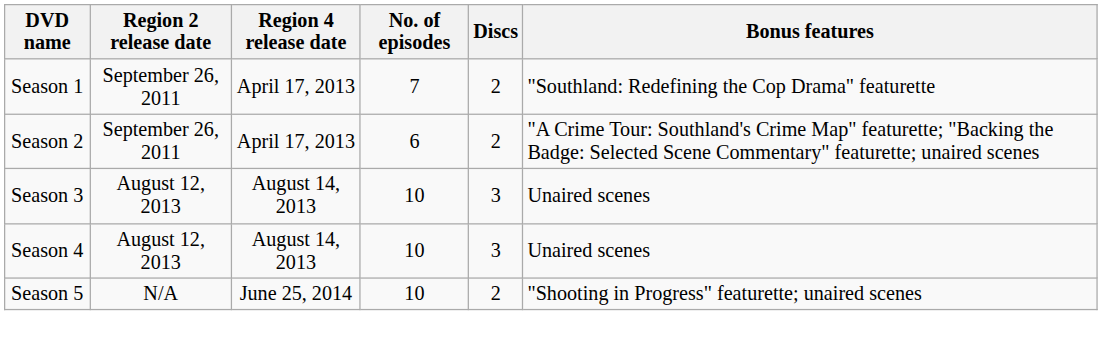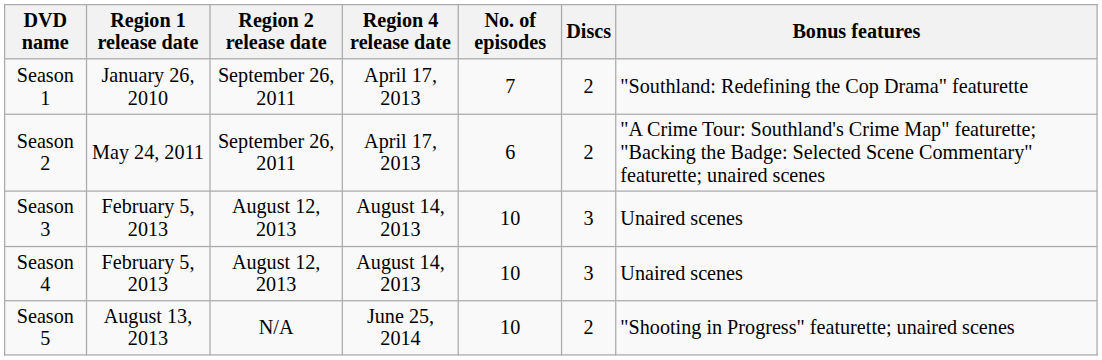+ column: (148, 31)
